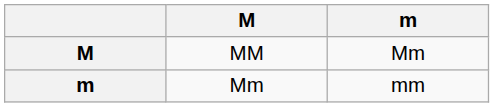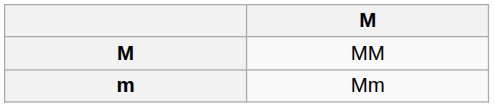- column: (408, 20)
